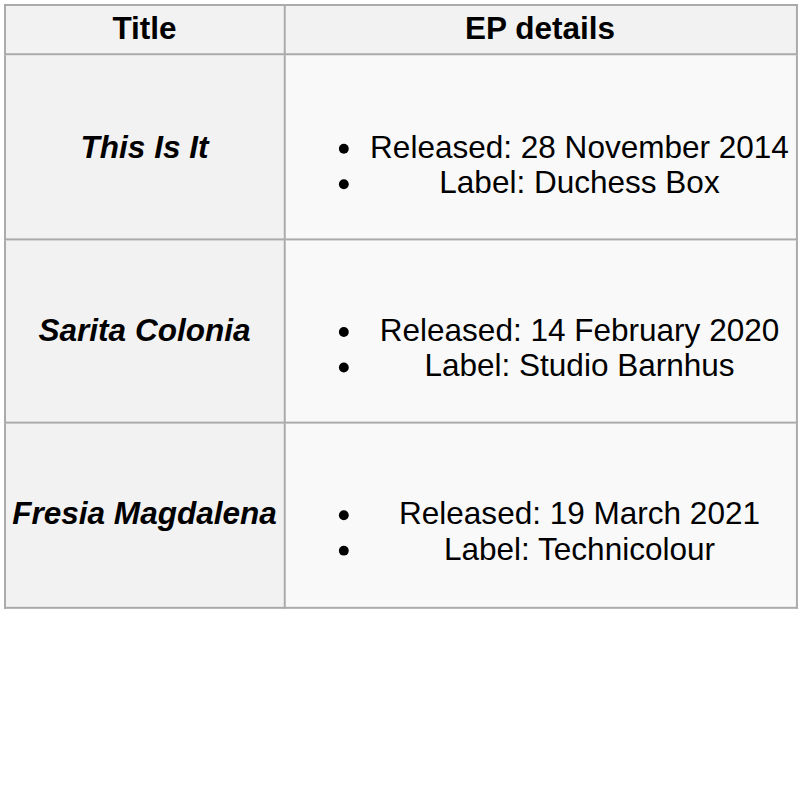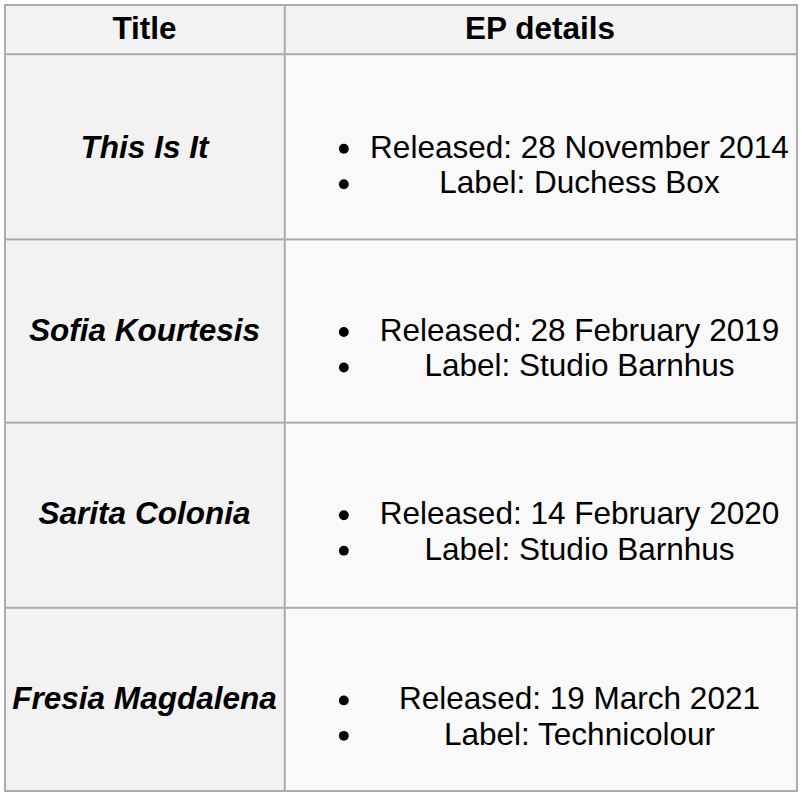+ row: (145, 330)
